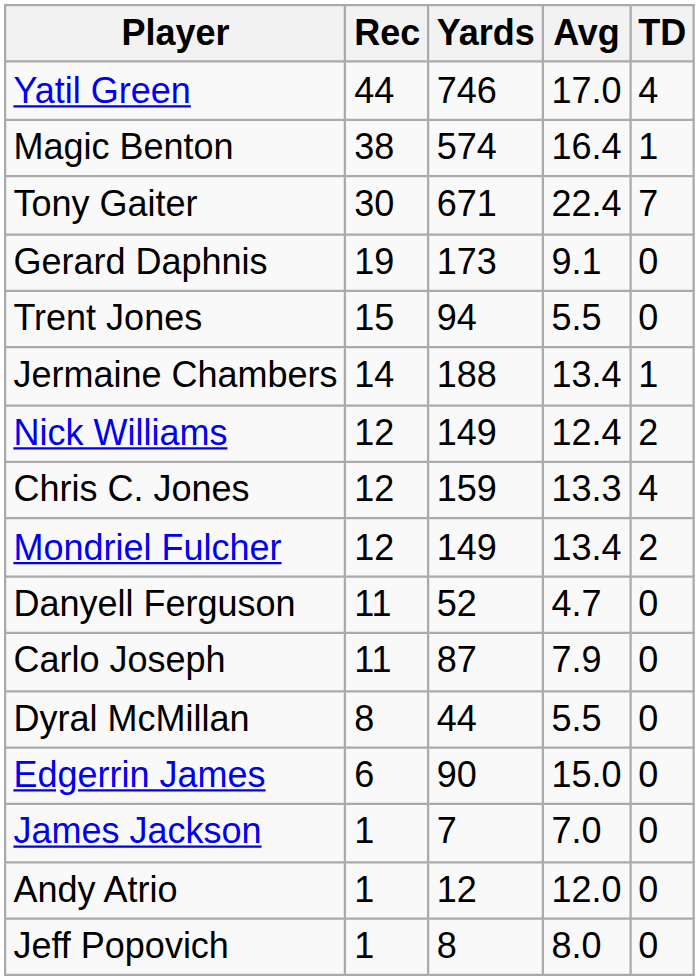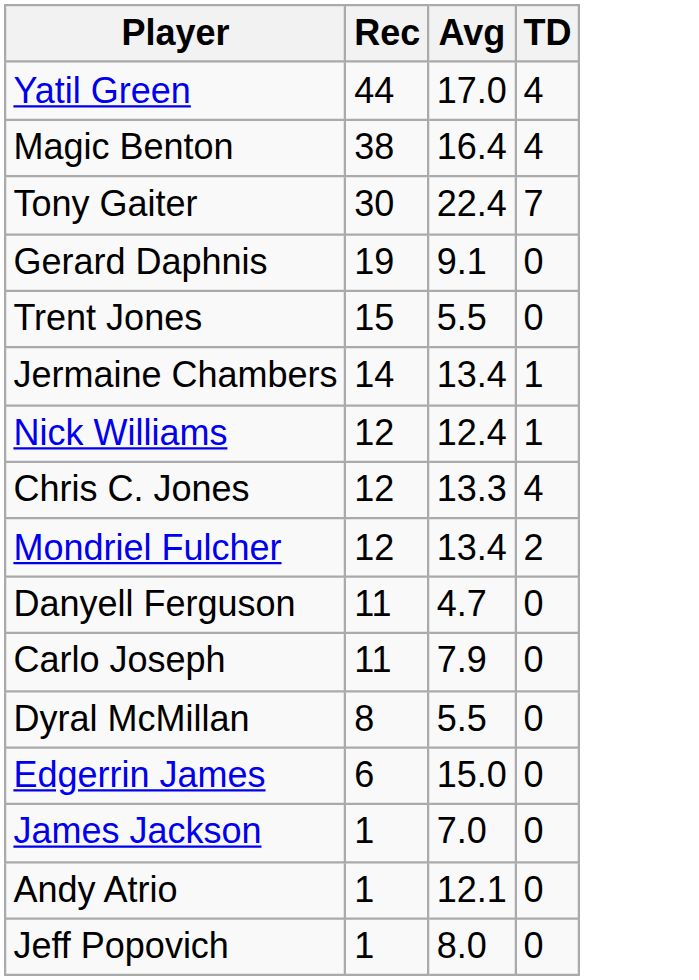- column: (486, 33)
(648, 147) 1 -> (533, 147) 4
(648, 432) 2 -> (533, 432) 1
(587, 889) 12.0 -> (472, 889) 12.1
